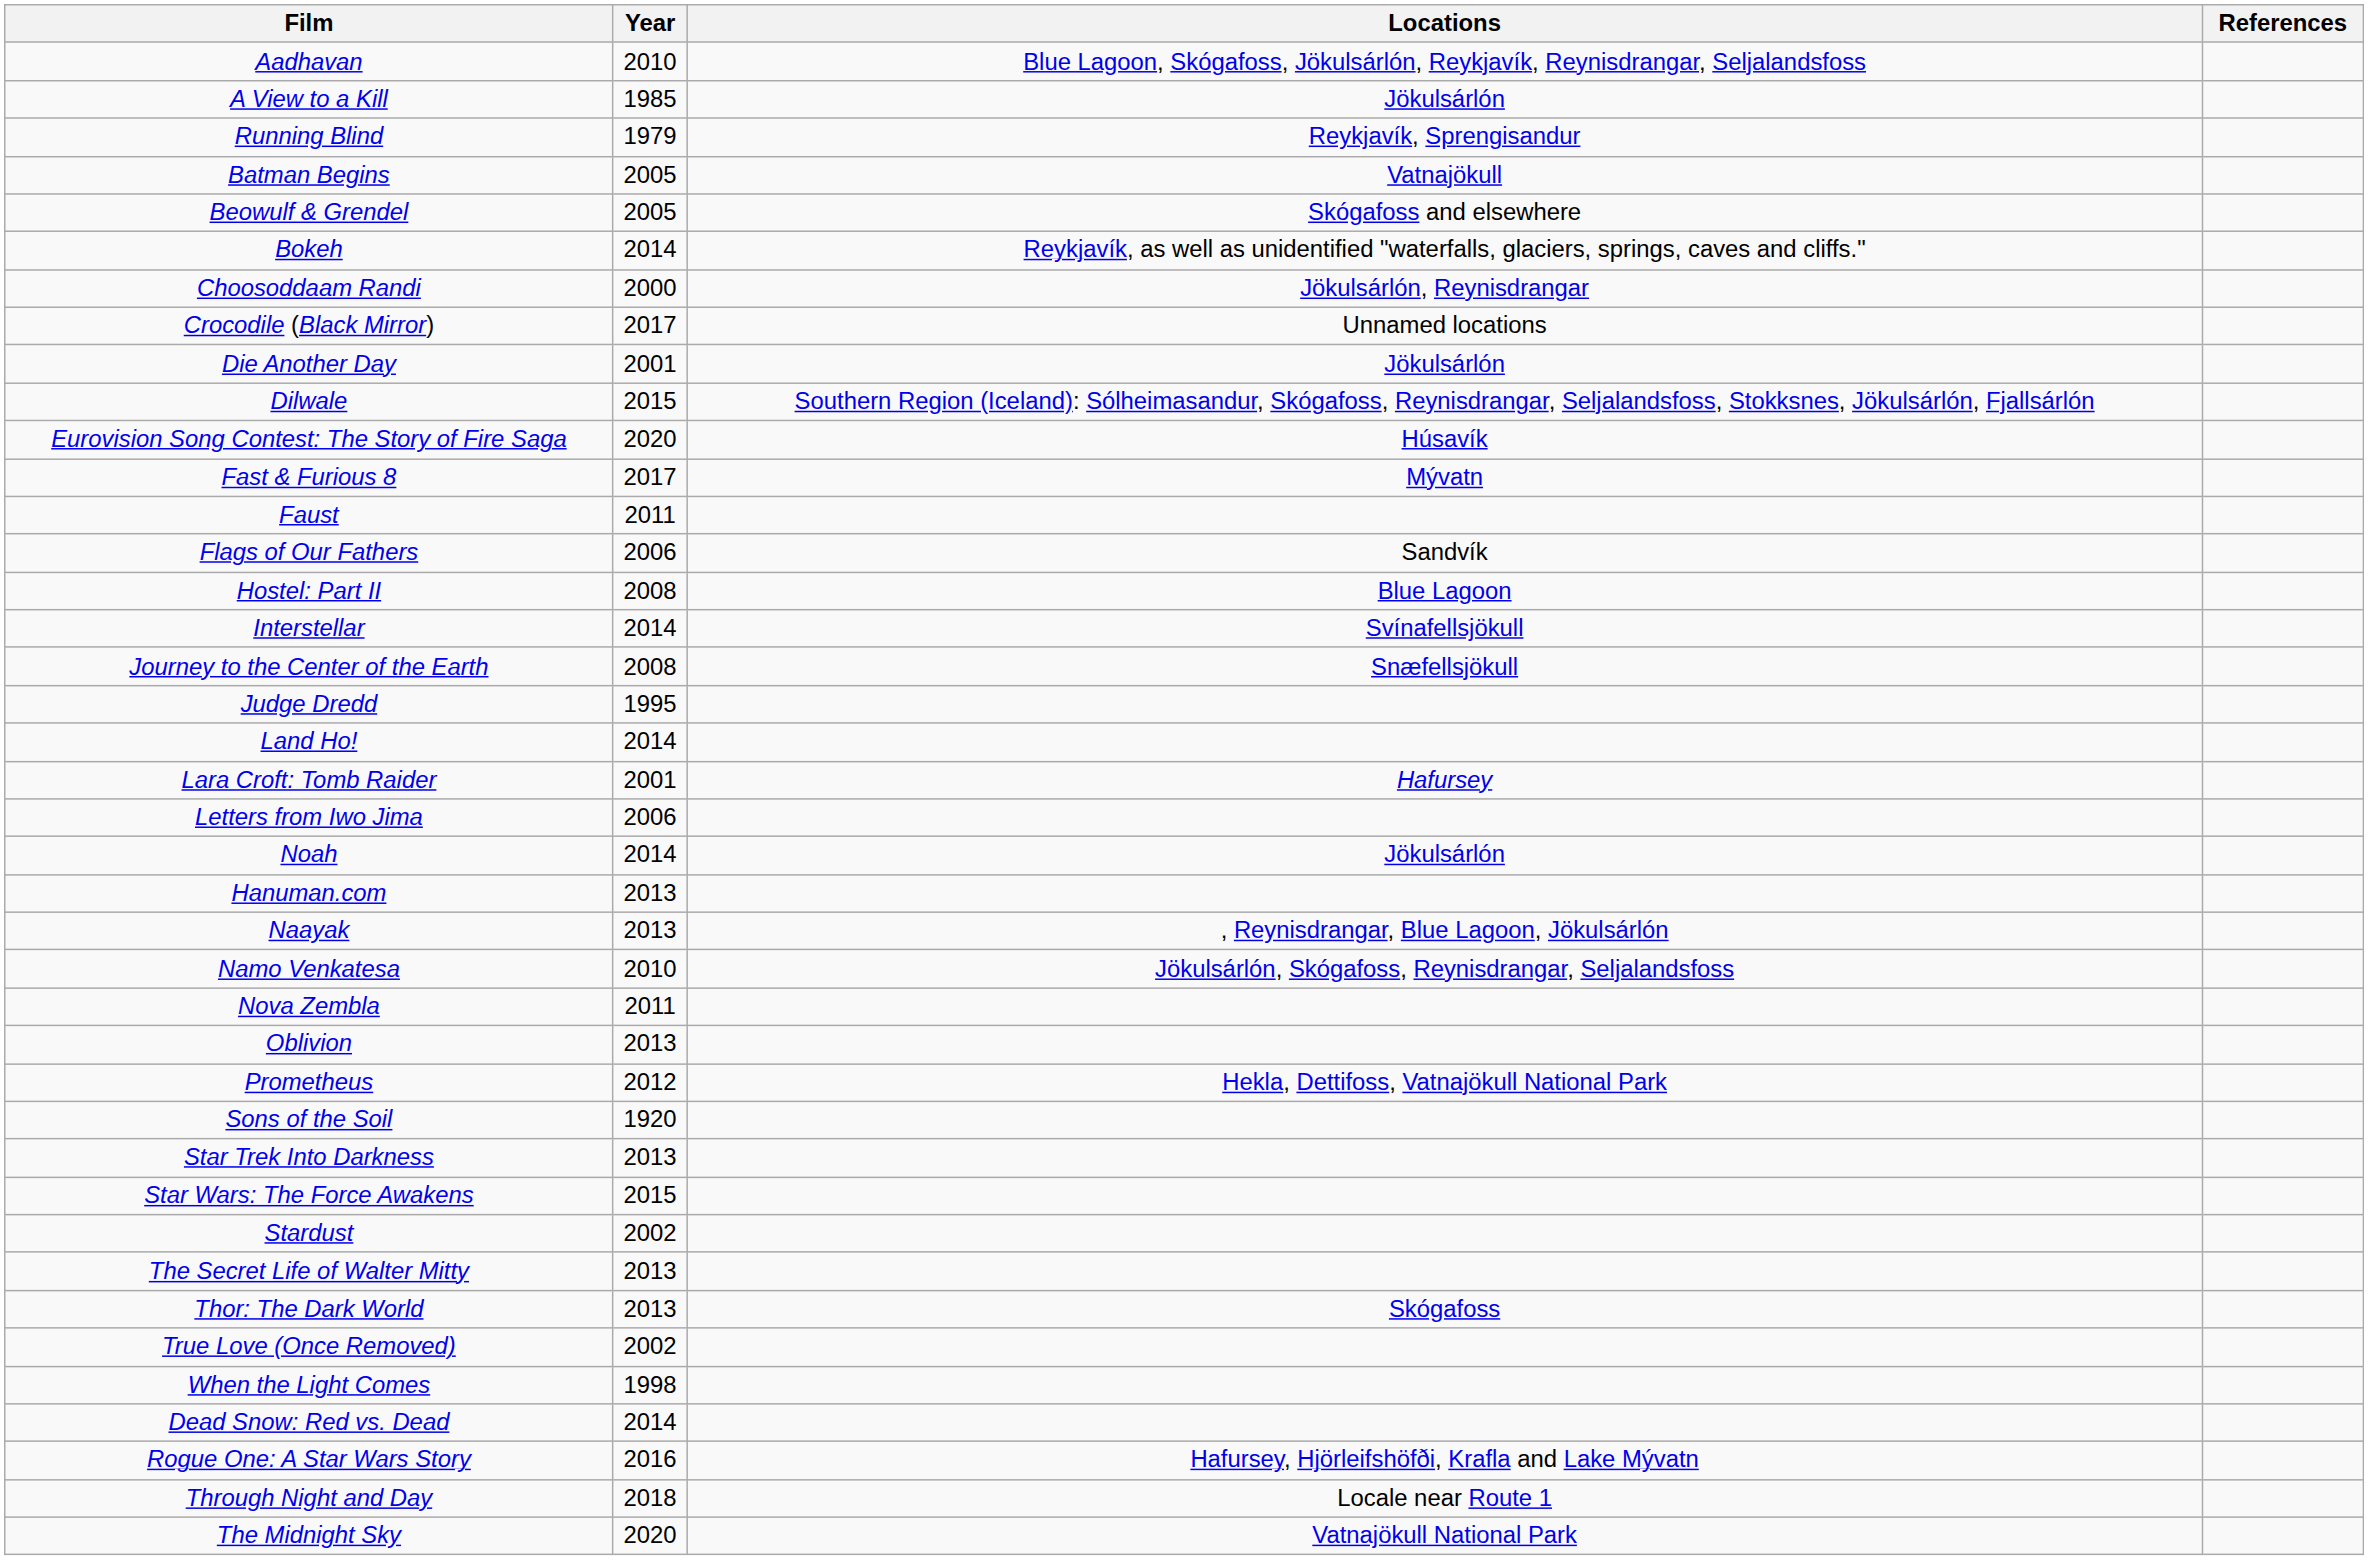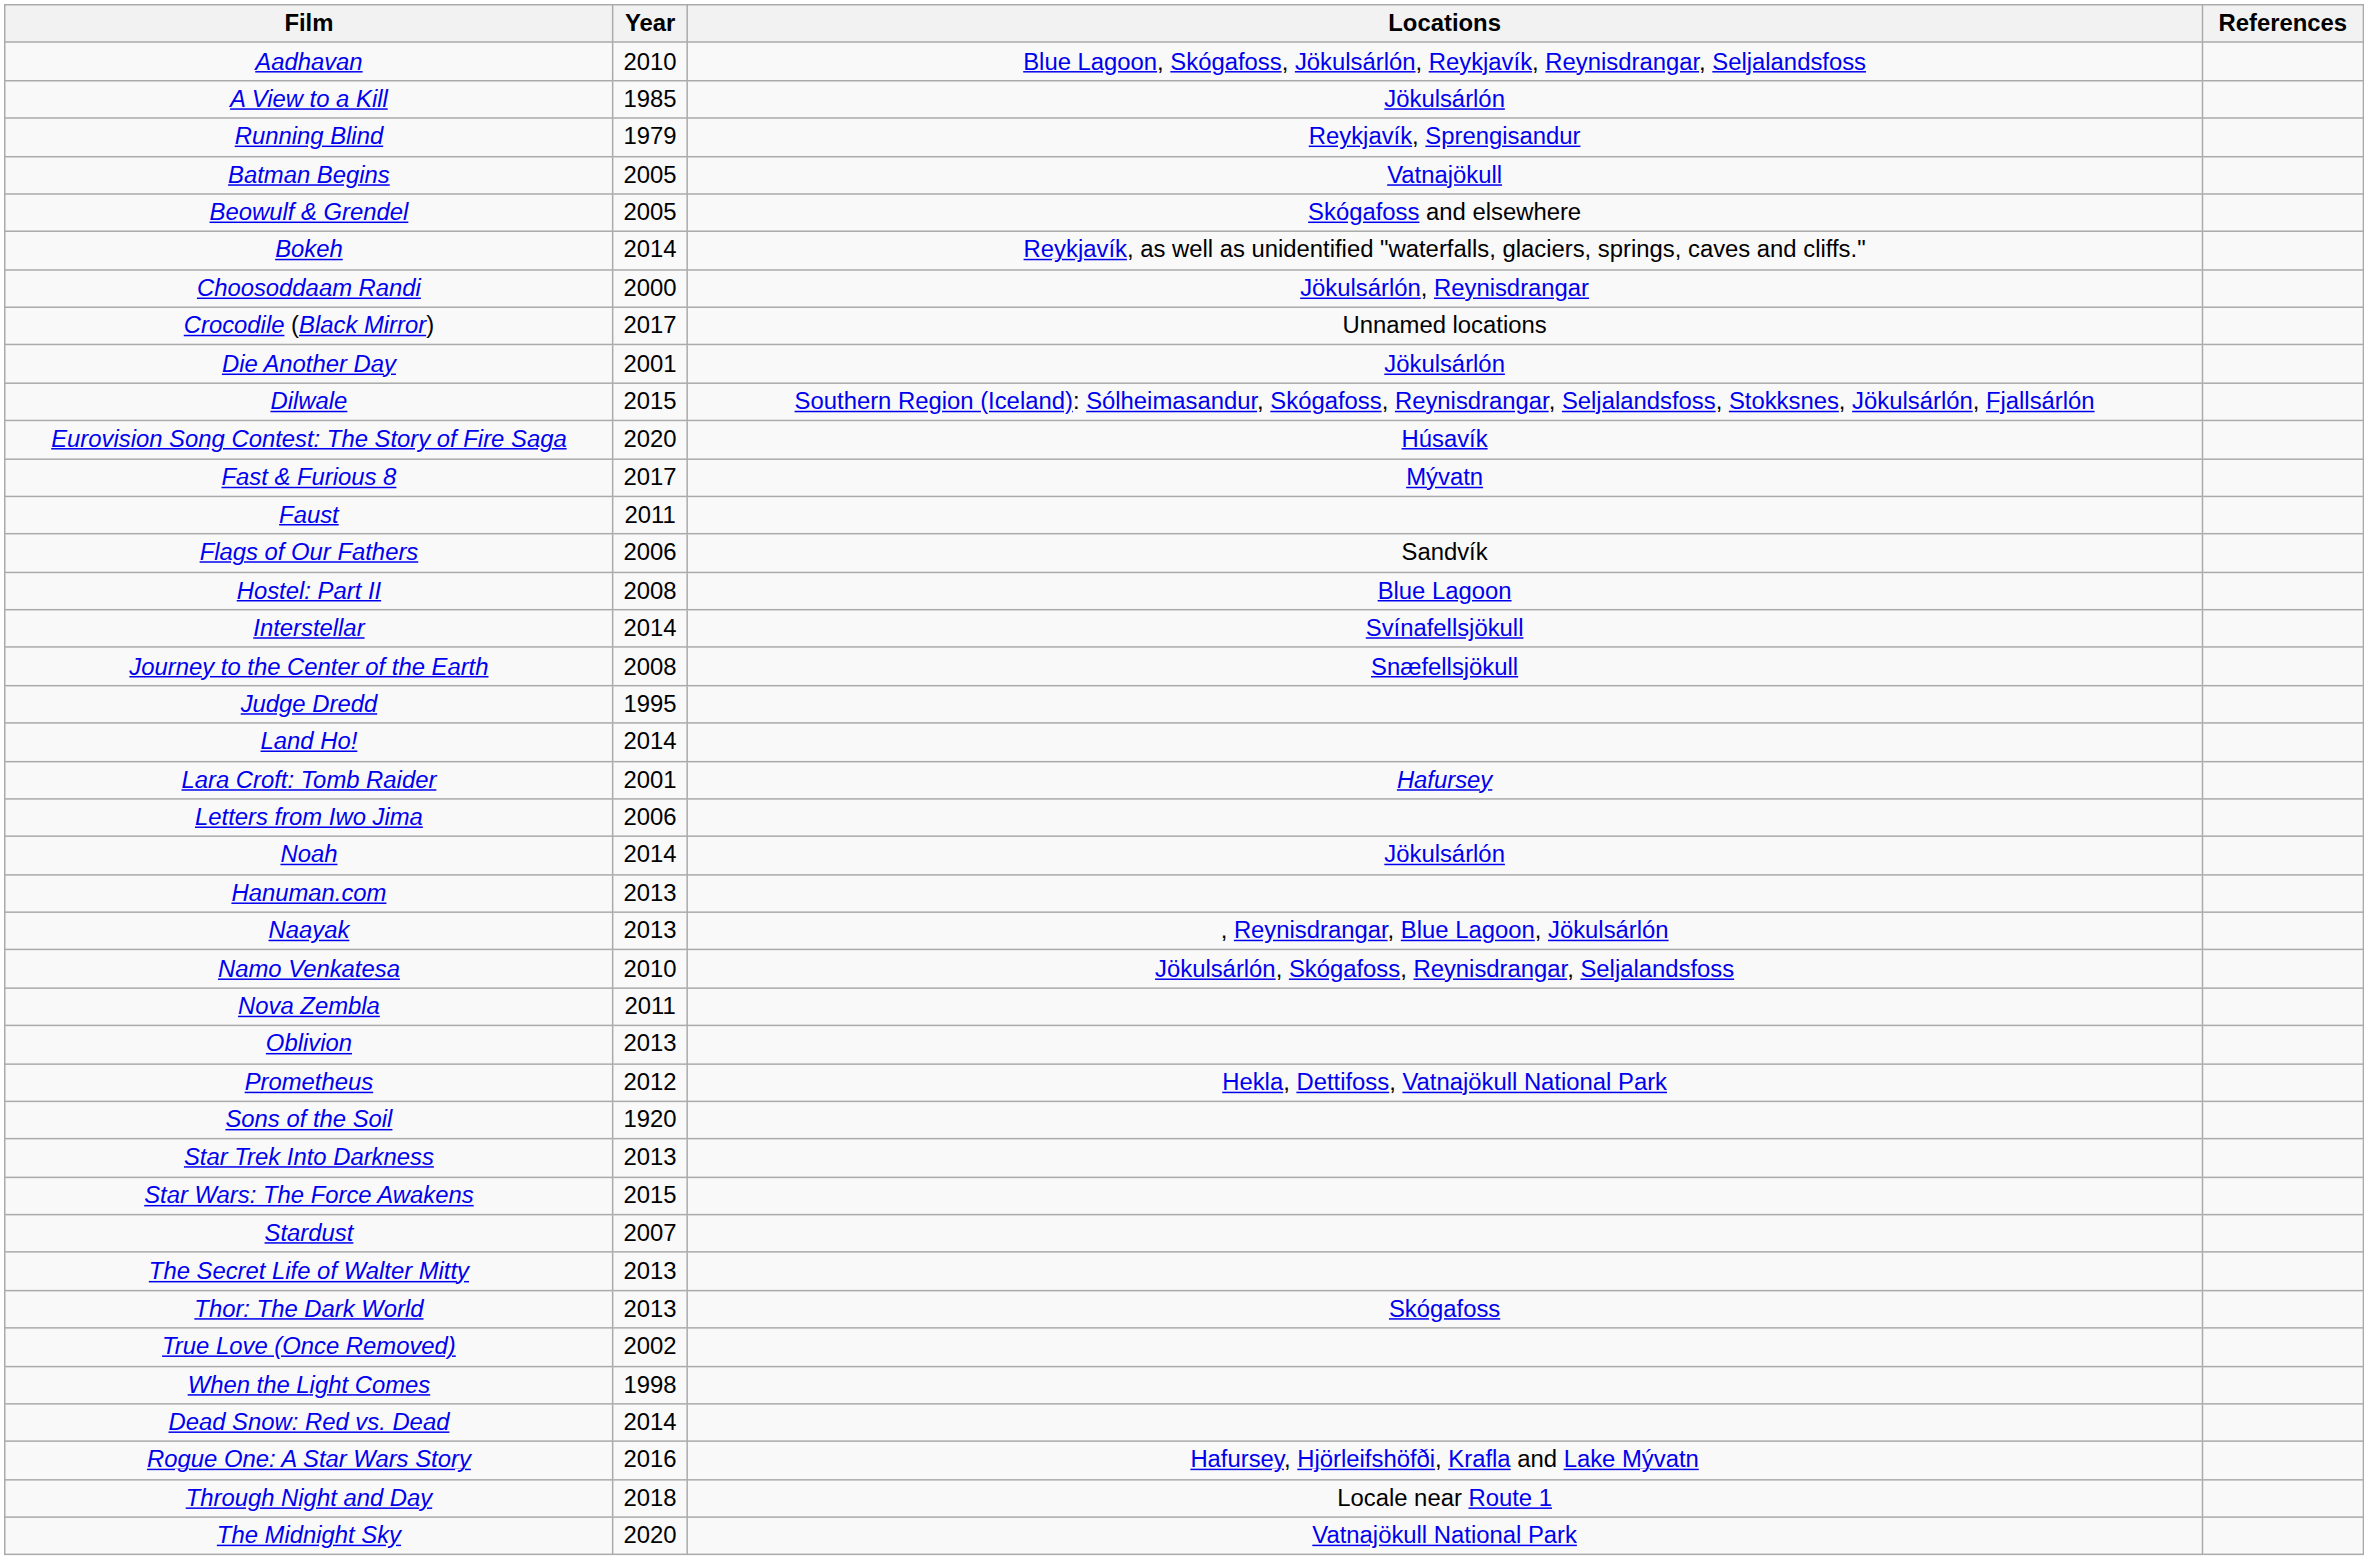(650, 1233) 2002 -> (650, 1233) 2007
